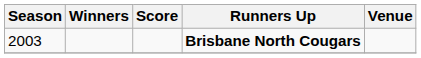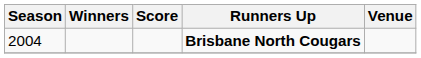(25, 40) 2003 -> (25, 40) 2004
